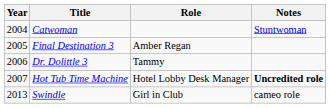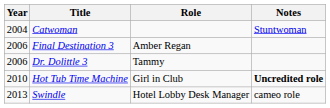(17, 45) 2005 -> (17, 45) 2006
(17, 78) 2007 -> (17, 78) 2010
(191, 78) Hotel Lobby Desk Manager -> (158, 78) Girl in Club
(158, 95) Girl in Club -> (191, 95) Hotel Lobby Desk Manager
